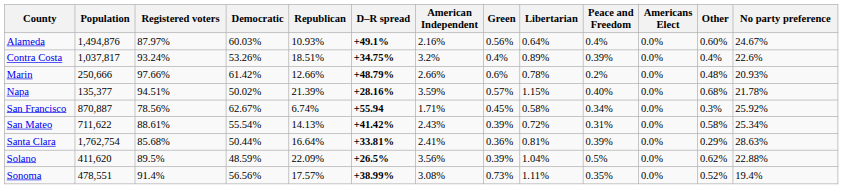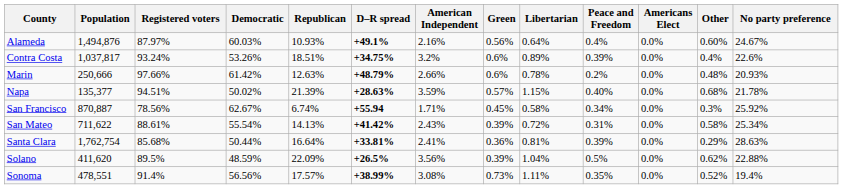(497, 58) 0.4% -> (497, 58) 0.6%
(308, 74) 12.66% -> (308, 74) 12.63%
(374, 91) +28.16% -> (374, 91) +28.63%
